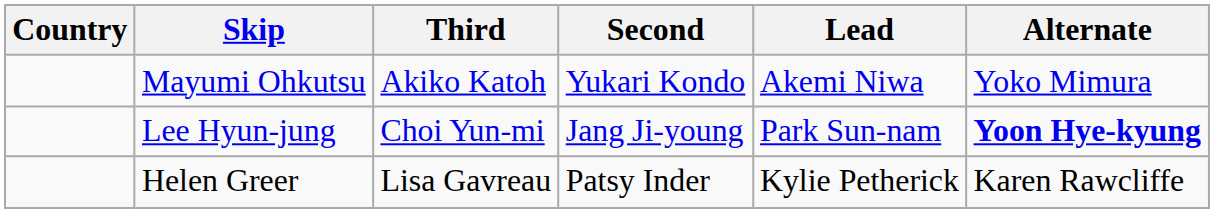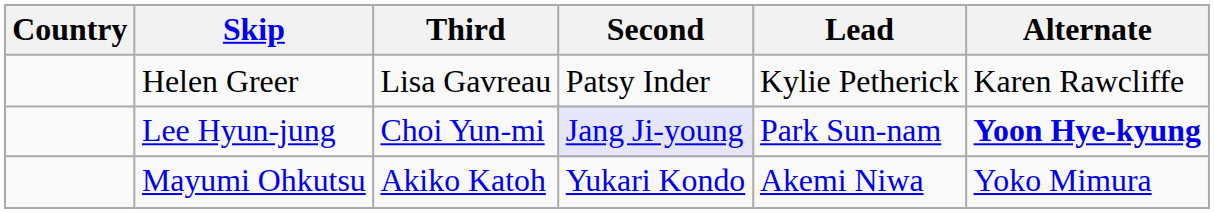rows swapped: (254, 80) <-> (220, 181)
(655, 130) no background -> (655, 130) lavender background
